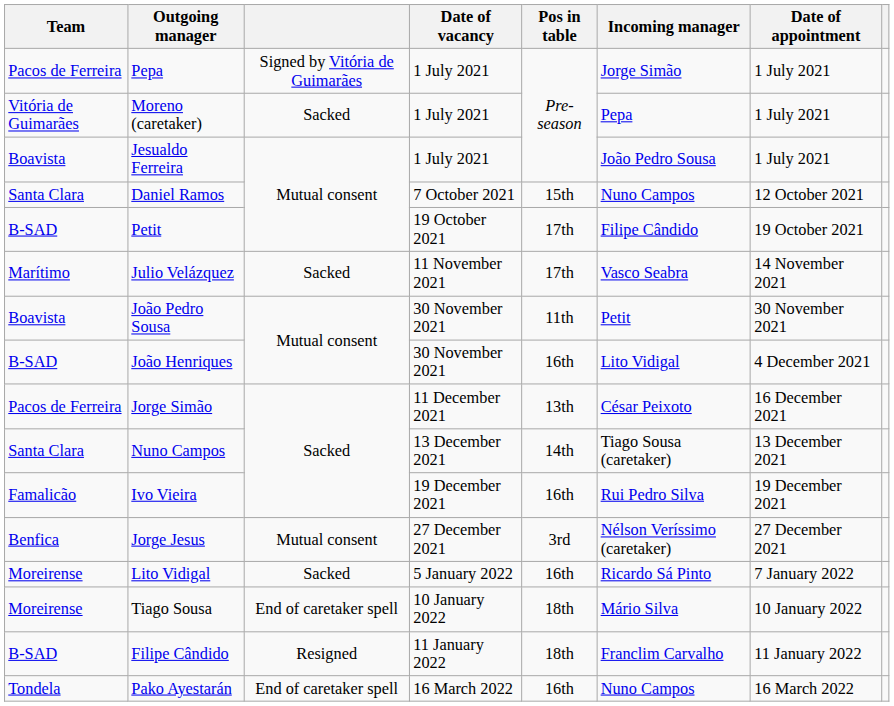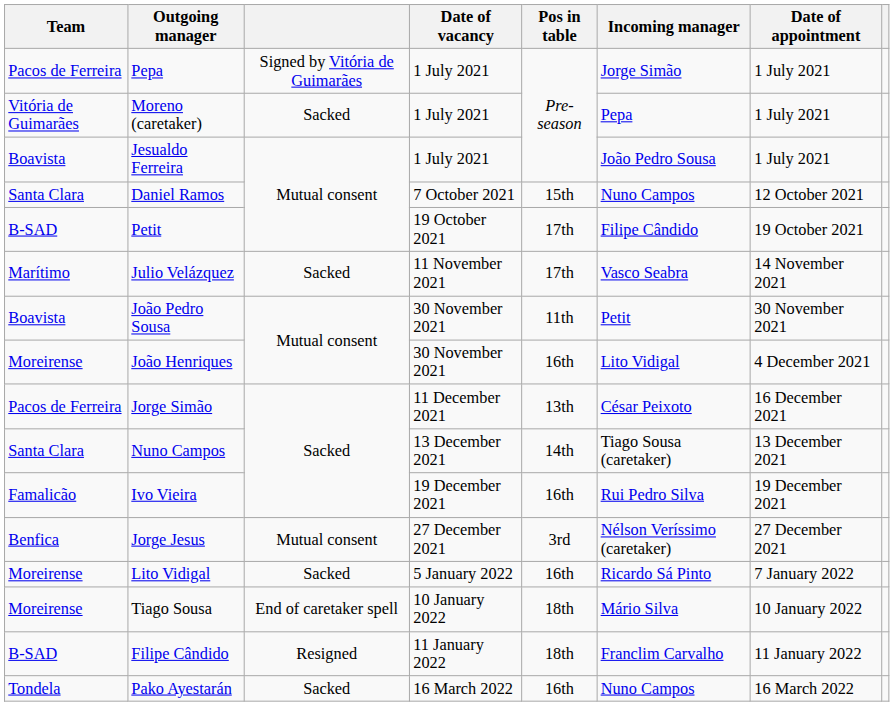(33, 362) B-SAD -> (45, 362) Moreirense
(327, 688) End of caretaker spell -> (327, 688) Sacked
